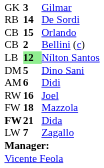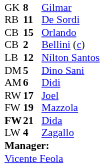(26, 7) 3 -> (26, 7) 8
(28, 19) 14 -> (28, 19) 11
(28, 57) lightgreen background -> (28, 57) no background
(28, 95) 16 -> (28, 95) 17
(28, 108) 18 -> (28, 108) 19
(26, 133) 7 -> (26, 133) 4
